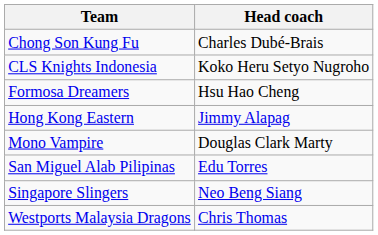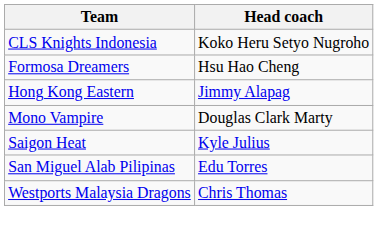- row: (74, 42)
+ row: (47, 142)
- row: (68, 192)
